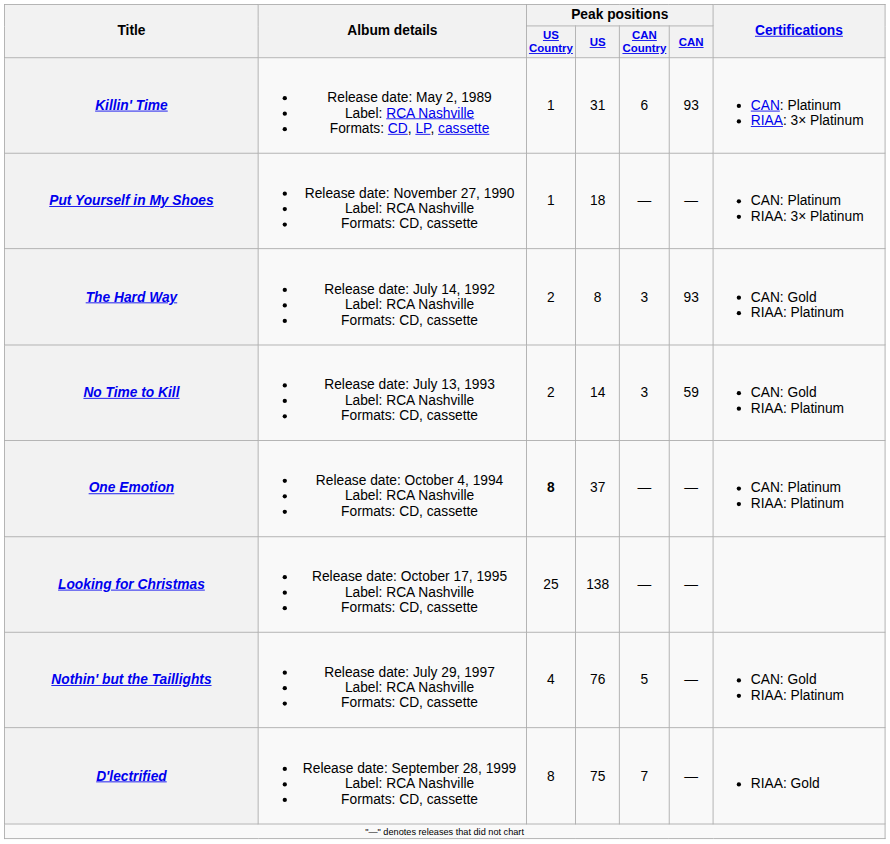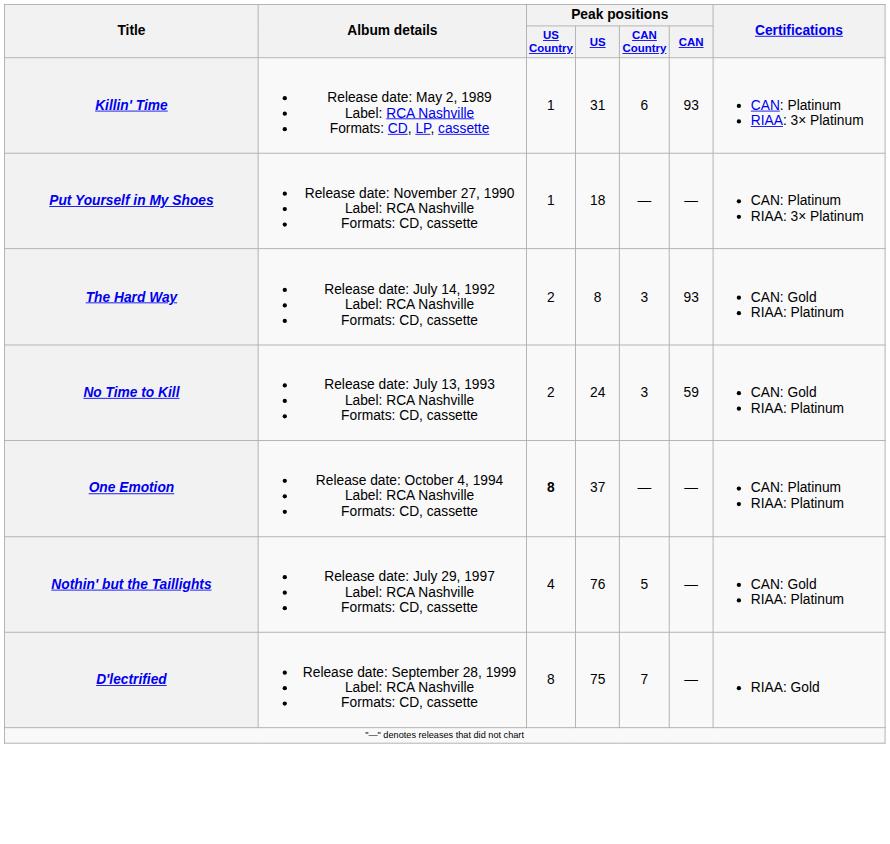(598, 392) 14 -> (598, 392) 24
- row: (131, 584)
